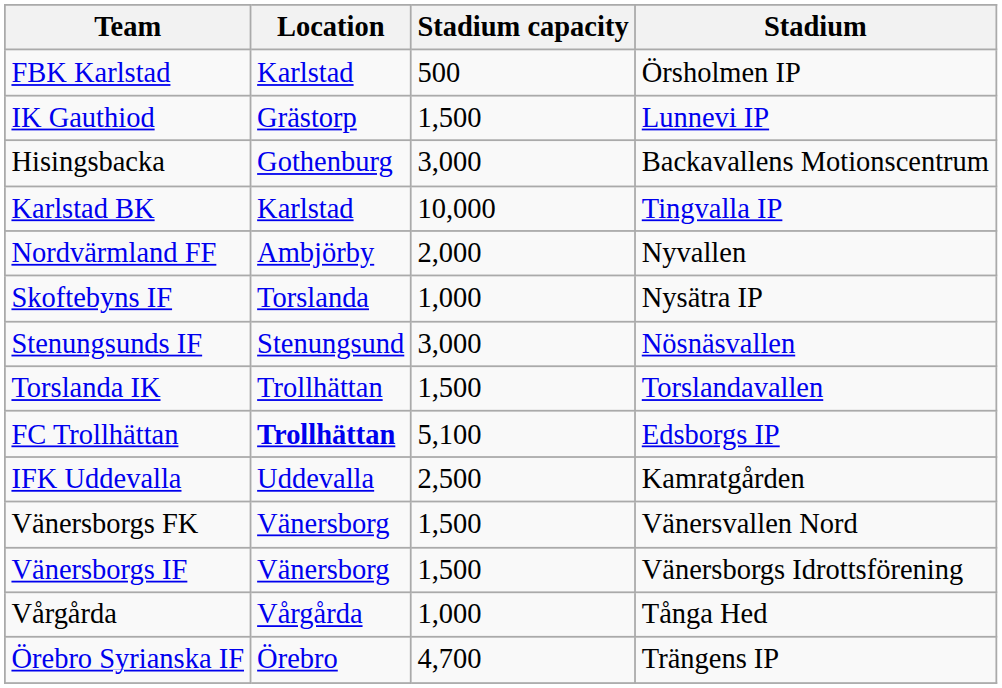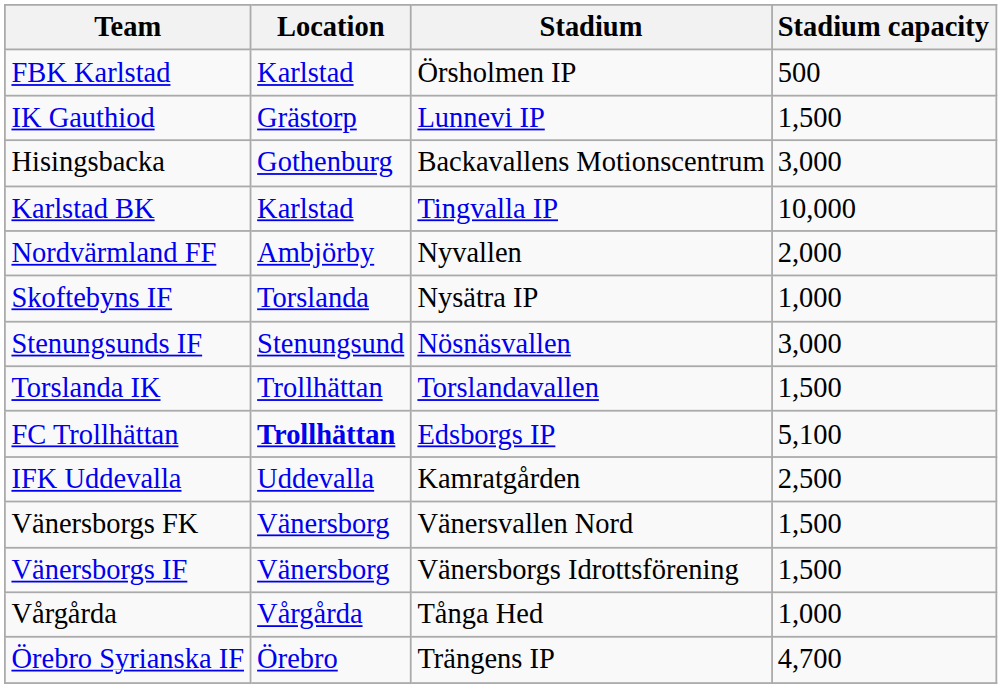columns swapped: (815, 27) <-> (523, 27)
